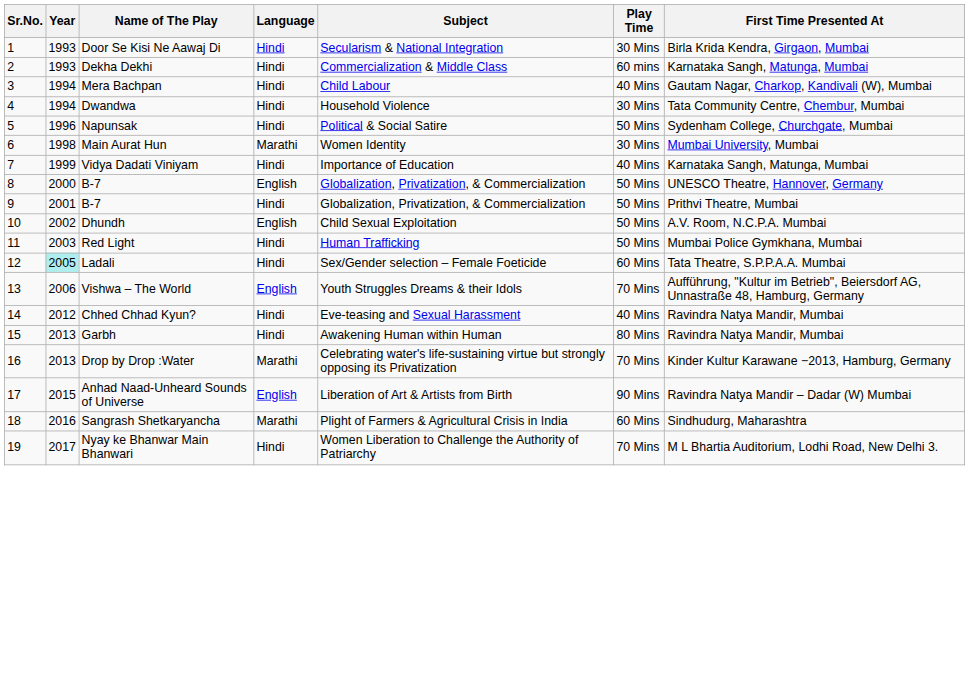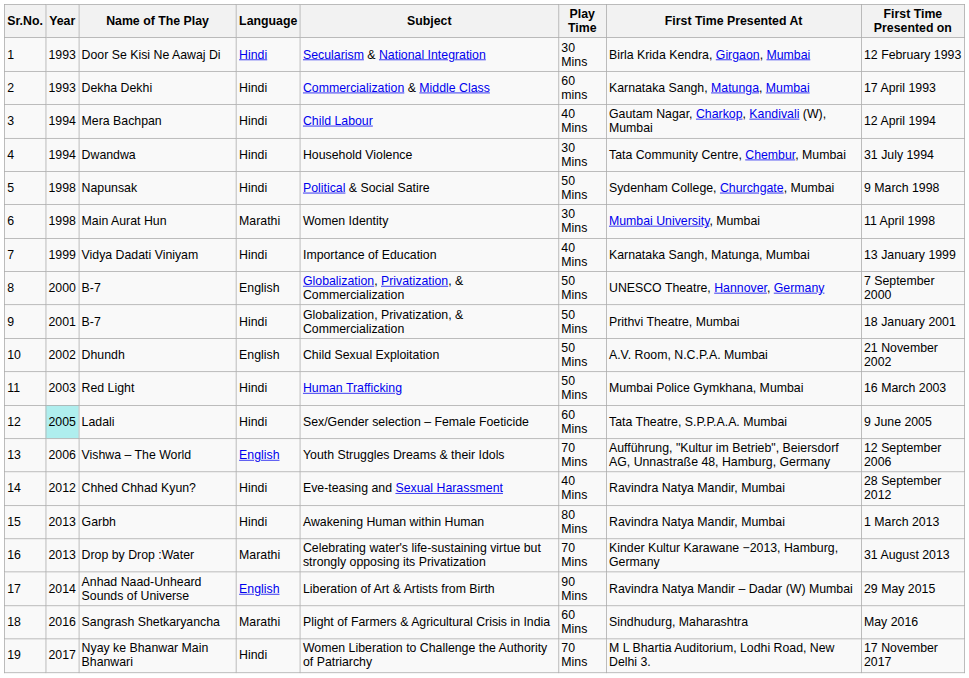+ column: (913, 21)
(62, 125) 1996 -> (62, 188) 1998
(62, 394) 2015 -> (62, 588) 2014
